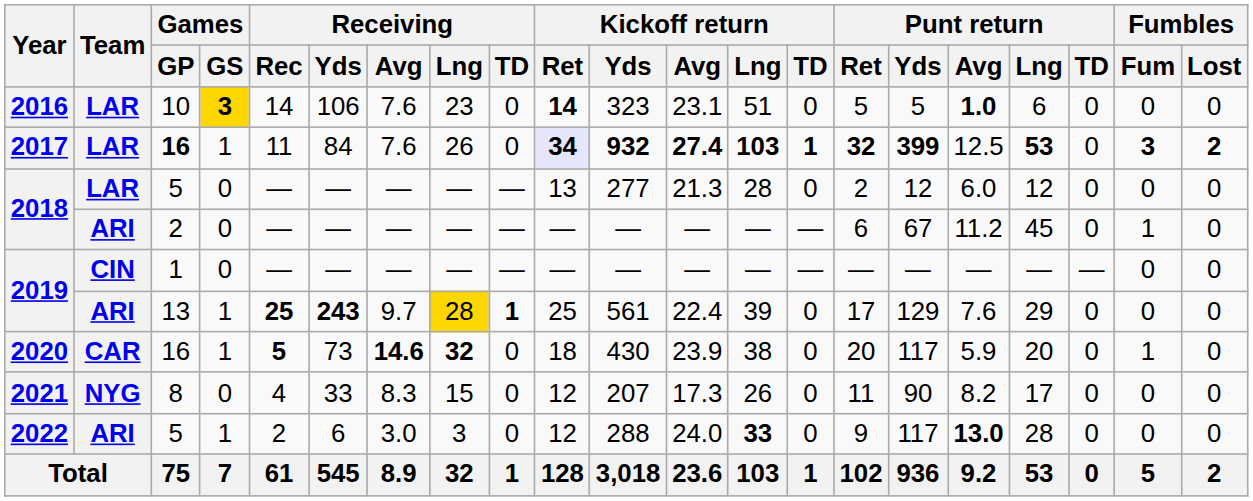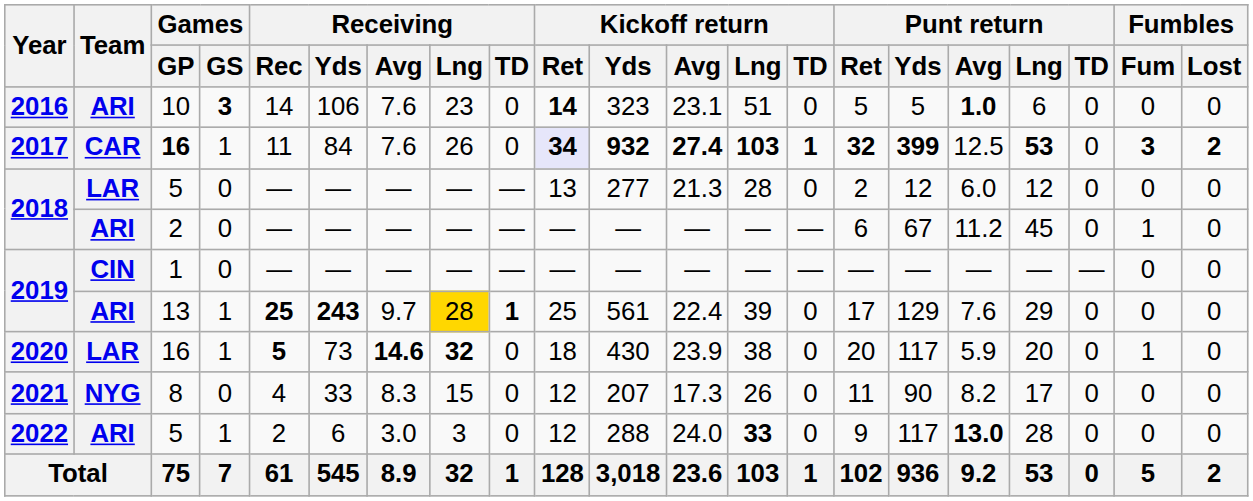(113, 106) LAR -> (113, 106) ARI
(225, 106) gold background -> (225, 106) no background
(113, 147) LAR -> (113, 147) CAR
(113, 351) CAR -> (113, 351) LAR
